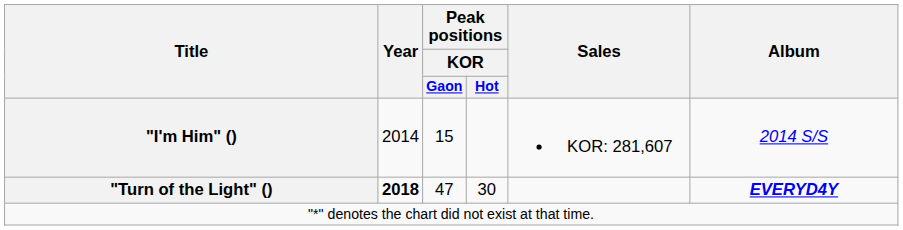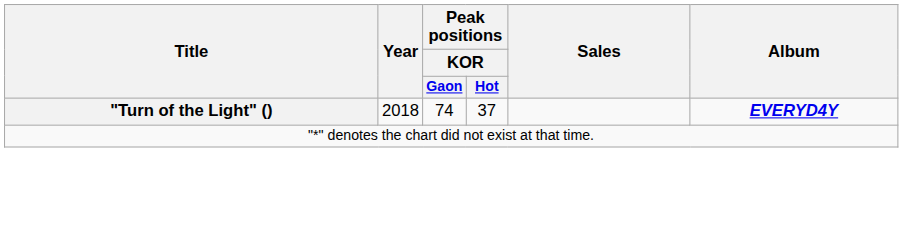- row: (191, 137)
(401, 189) bold -> (401, 111) normal
(444, 189) 47 -> (444, 111) 74
(487, 189) 30 -> (487, 111) 37
